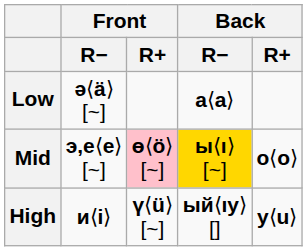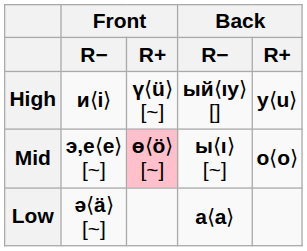rows swapped: (33, 216) <-> (33, 100)
(215, 158) gold background -> (215, 158) no background
